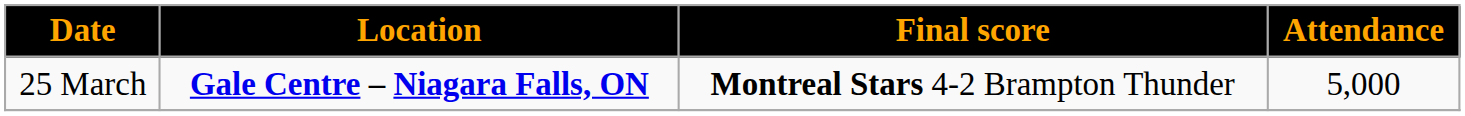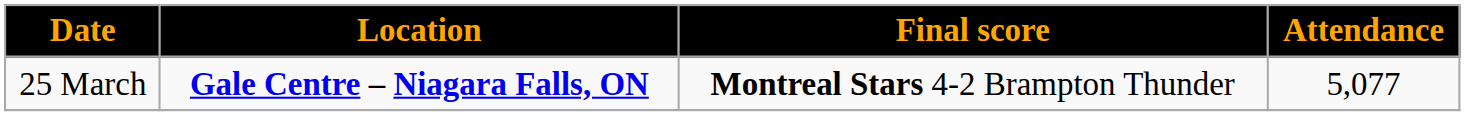(1363, 82) 5,000 -> (1363, 82) 5,077
